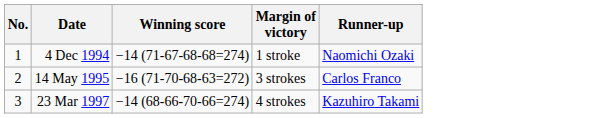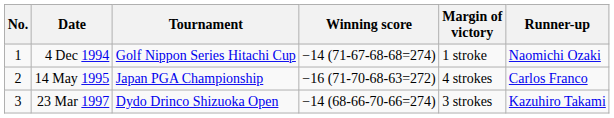+ column: (206, 24)
(281, 78) 3 strokes -> (467, 78) 4 strokes
(281, 101) 4 strokes -> (467, 101) 3 strokes
